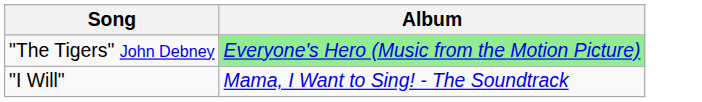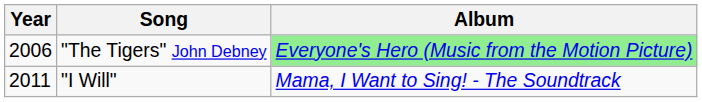+ column: (31, 19)
